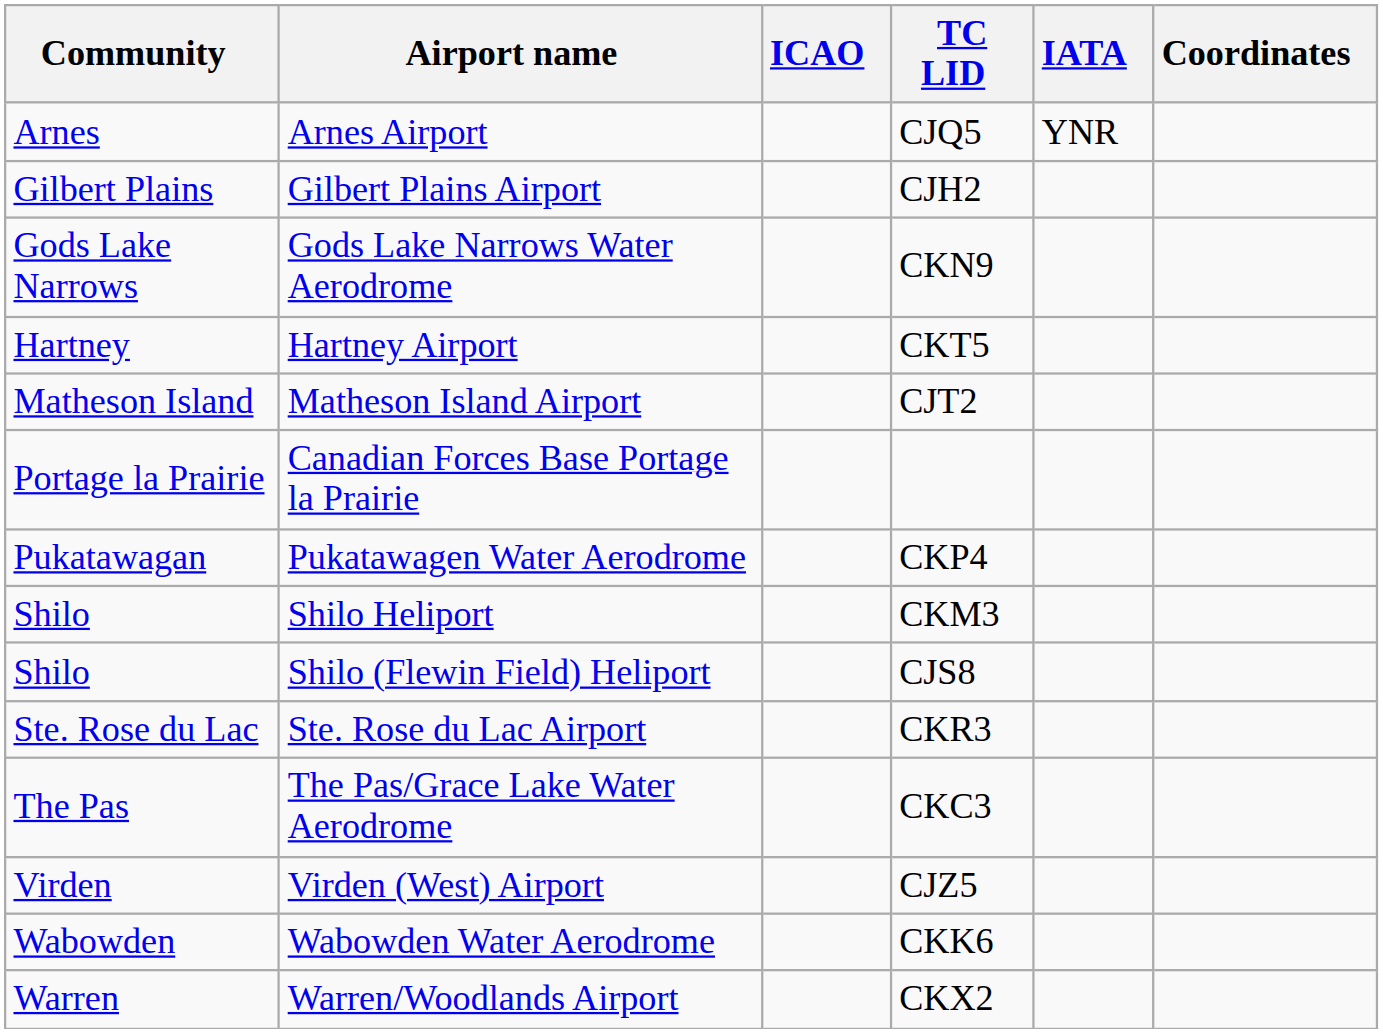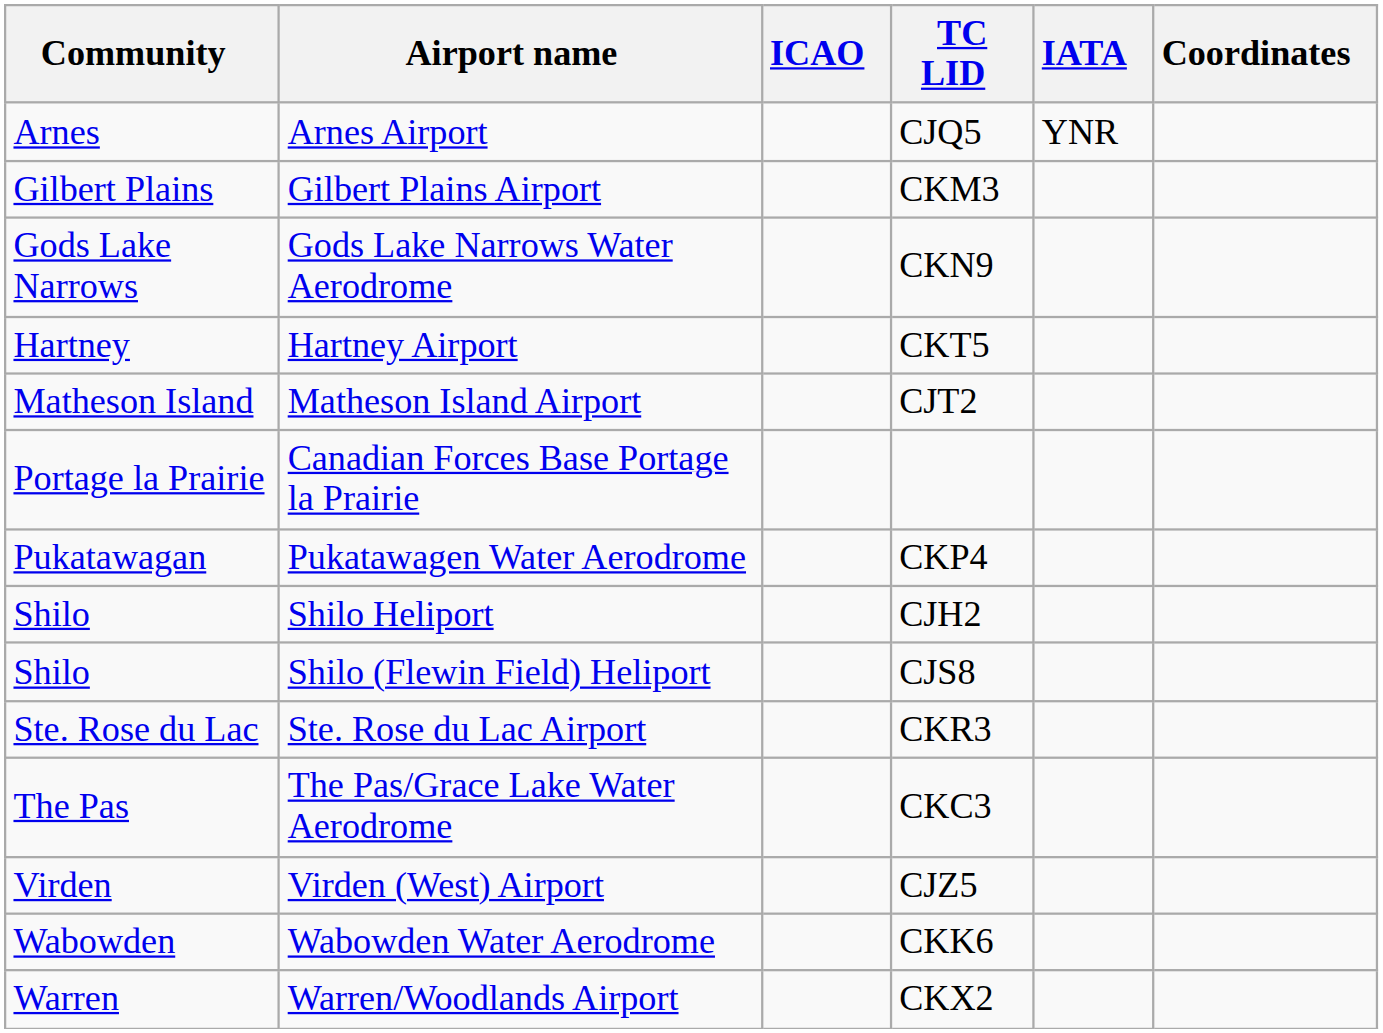(940, 188) CJH2 -> (949, 188) CKM3
(949, 613) CKM3 -> (940, 613) CJH2
